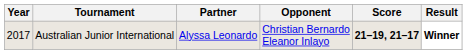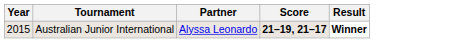- column: (306, 13)
(19, 36) 2017 -> (19, 30) 2015
